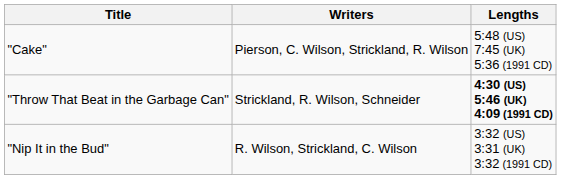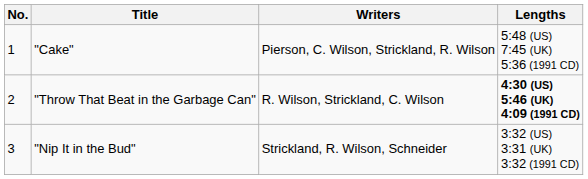+ column: (18, 14)
(327, 99) Strickland, R. Wilson, Schneider -> (353, 99) R. Wilson, Strickland, C. Wilson
(326, 149) R. Wilson, Strickland, C. Wilson -> (354, 149) Strickland, R. Wilson, Schneider
